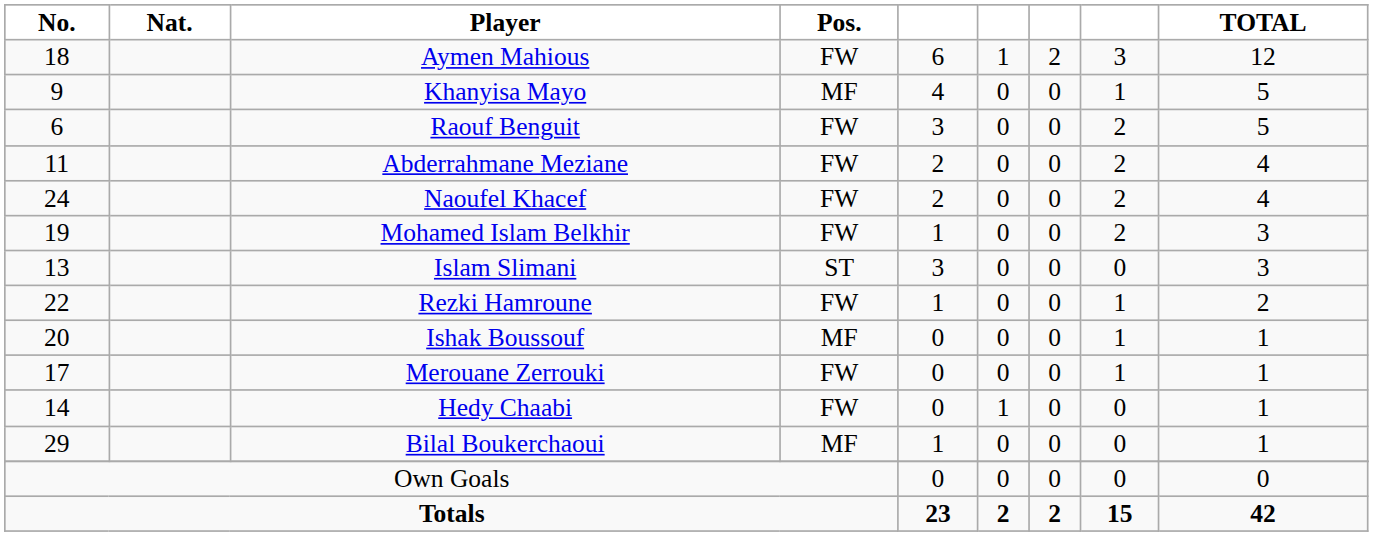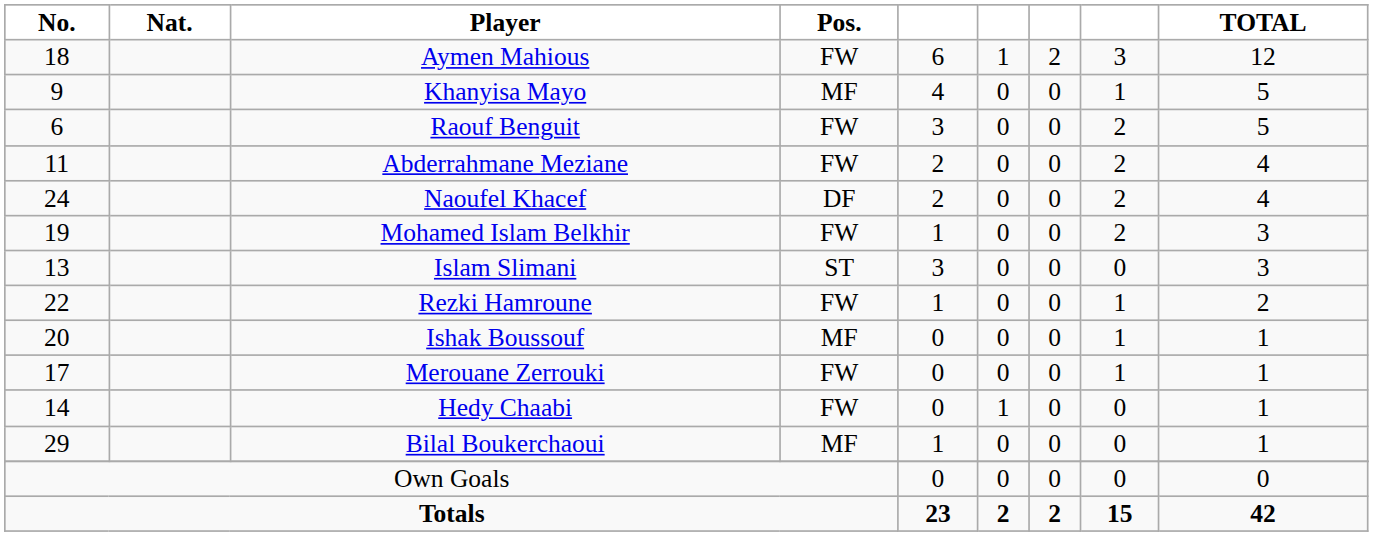(839, 197) FW -> (839, 197) DF
